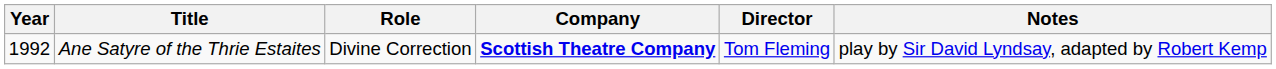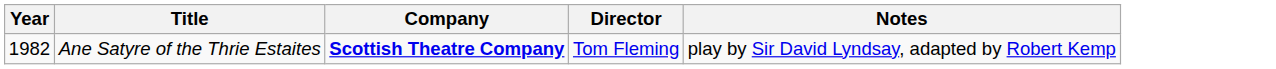- column: (400, 19)
(30, 48) 1992 -> (30, 48) 1982
